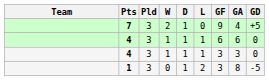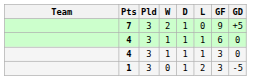- column: (238, 11)
